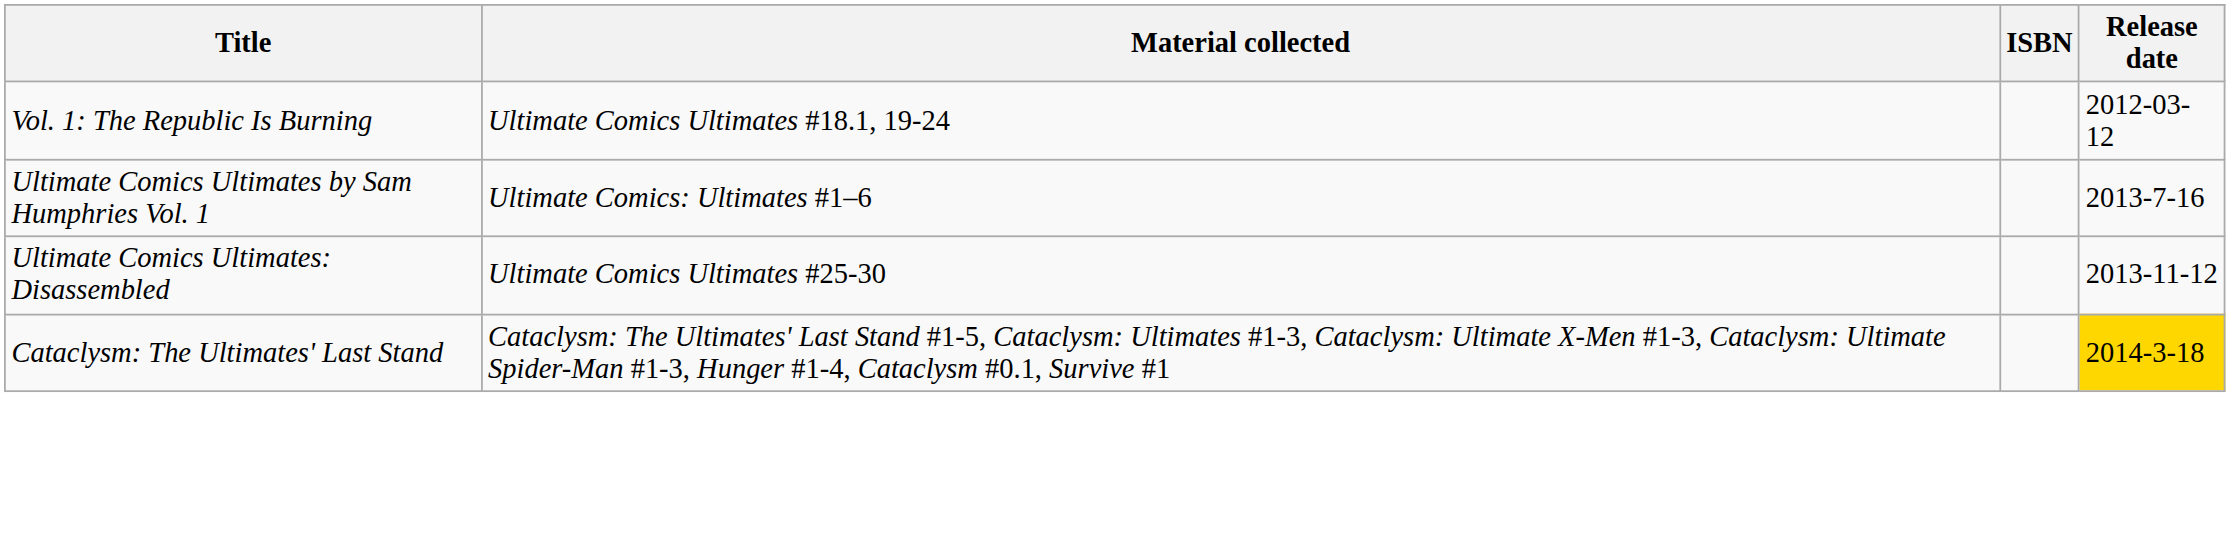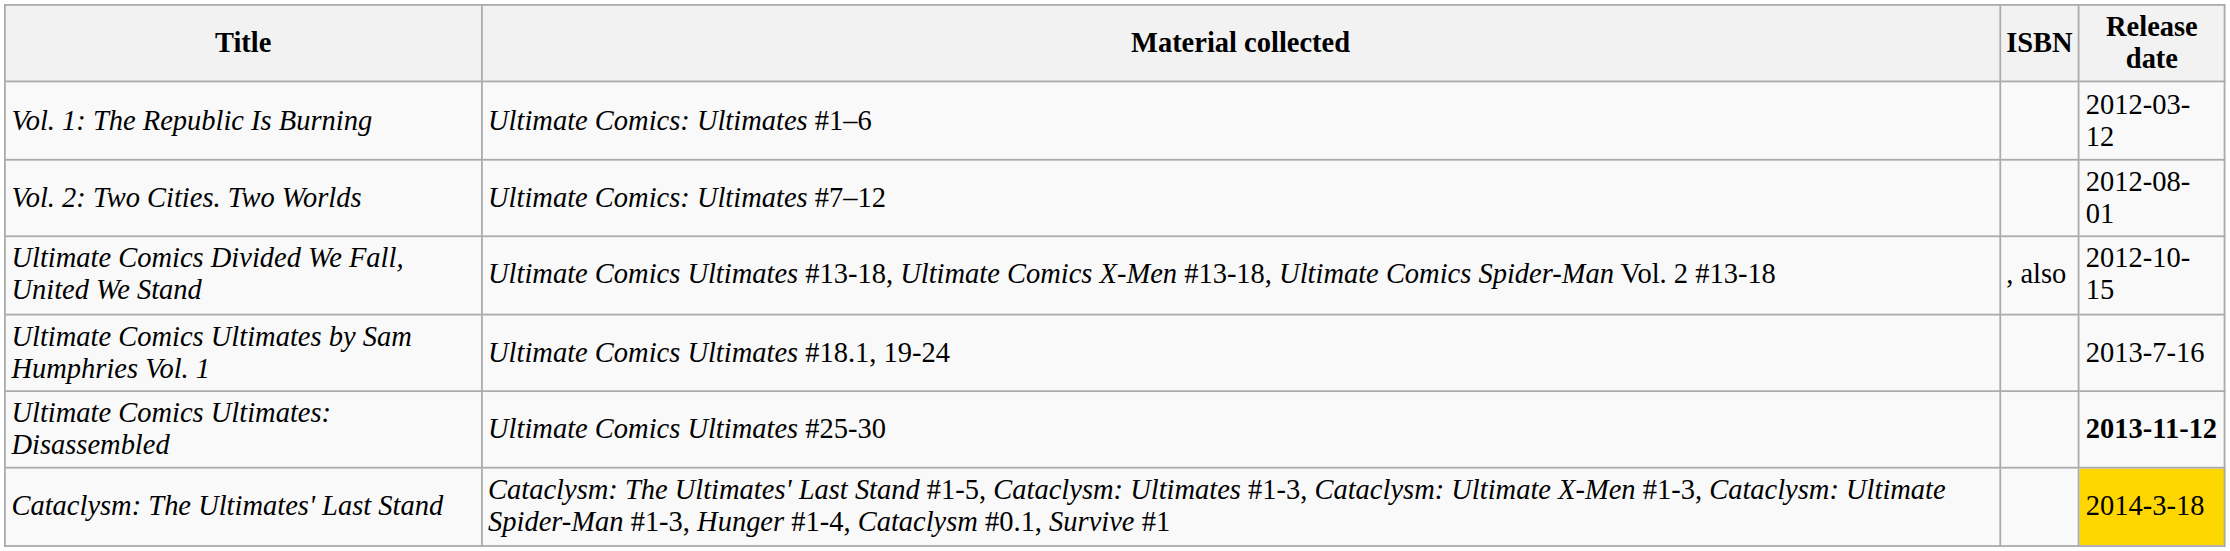(719, 120) Ultimate Comics Ultimates #18.1, 19-24 -> (680, 120) Ultimate Comics: Ultimates #1–6
+ row: (186, 197)
+ row: (207, 274)
(680, 197) Ultimate Comics: Ultimates #1–6 -> (719, 351) Ultimate Comics Ultimates #18.1, 19-24
(2152, 274) normal -> (2151, 429) bold
